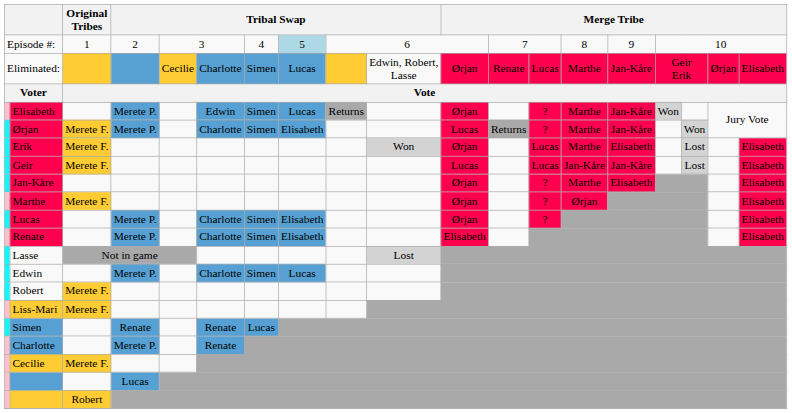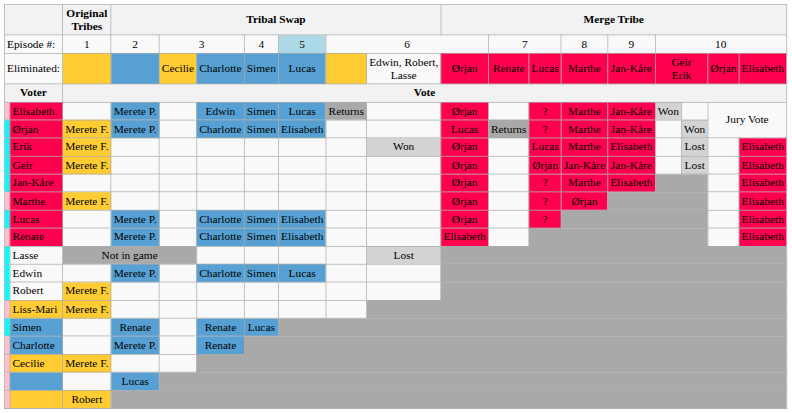(465, 165) Lucas -> (465, 165) Ørjan
(545, 165) Lucas -> (545, 165) Ørjan
